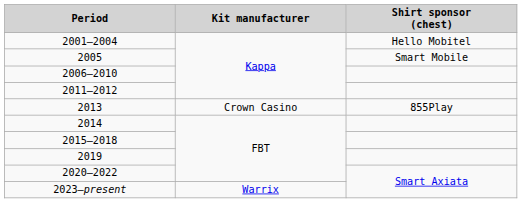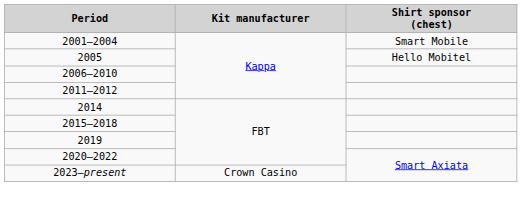(432, 41) Hello Mobitel -> (432, 41) Smart Mobile
(432, 57) Smart Mobile -> (432, 57) Hello Mobitel
- row: (90, 107)
(261, 190) Warrix -> (261, 173) Crown Casino
